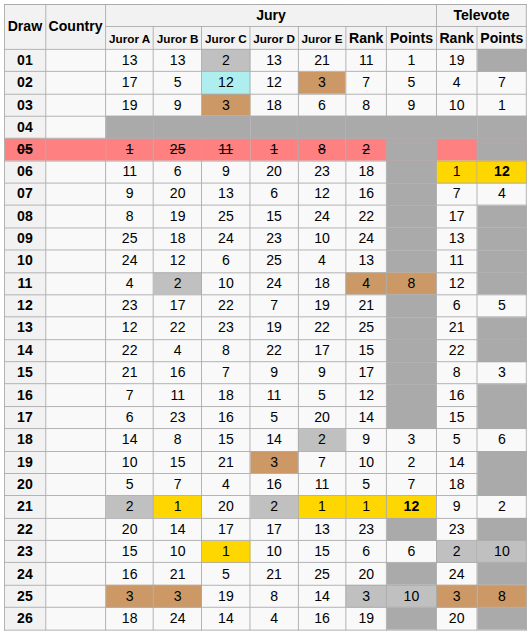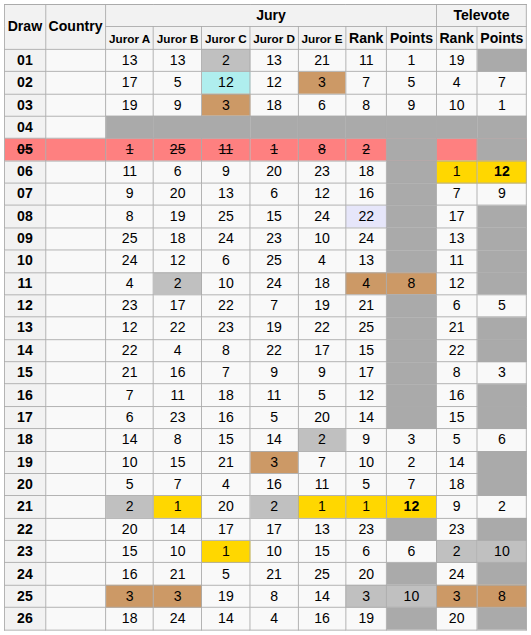(502, 194) 4 -> (502, 194) 9
(366, 216) no background -> (366, 216) lavender background
